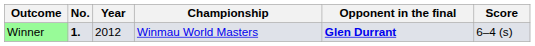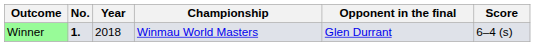(108, 32) 2012 -> (108, 32) 2018
(361, 32) bold -> (358, 32) normal
